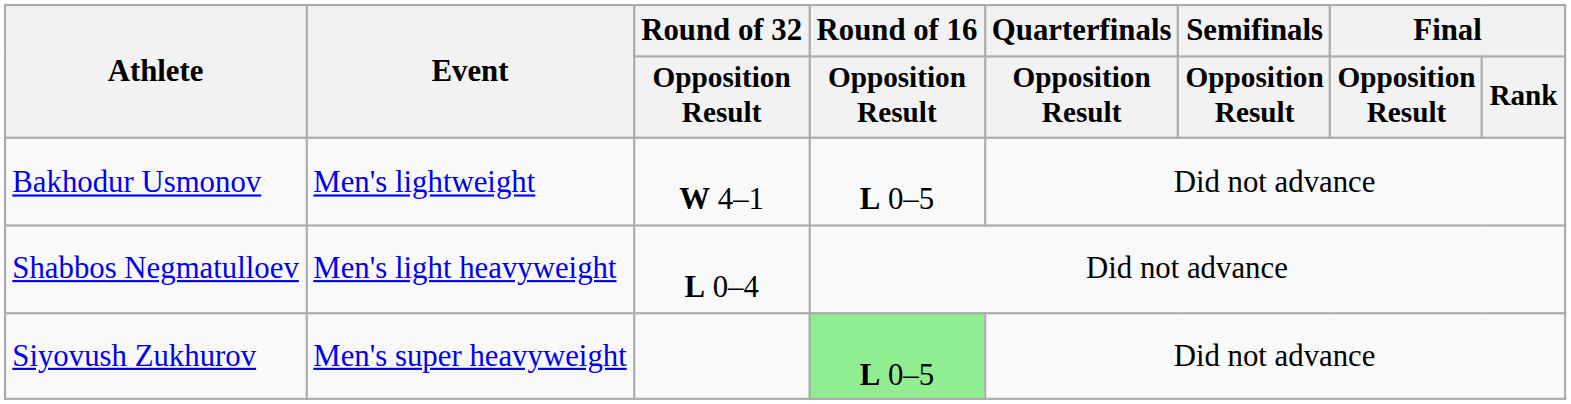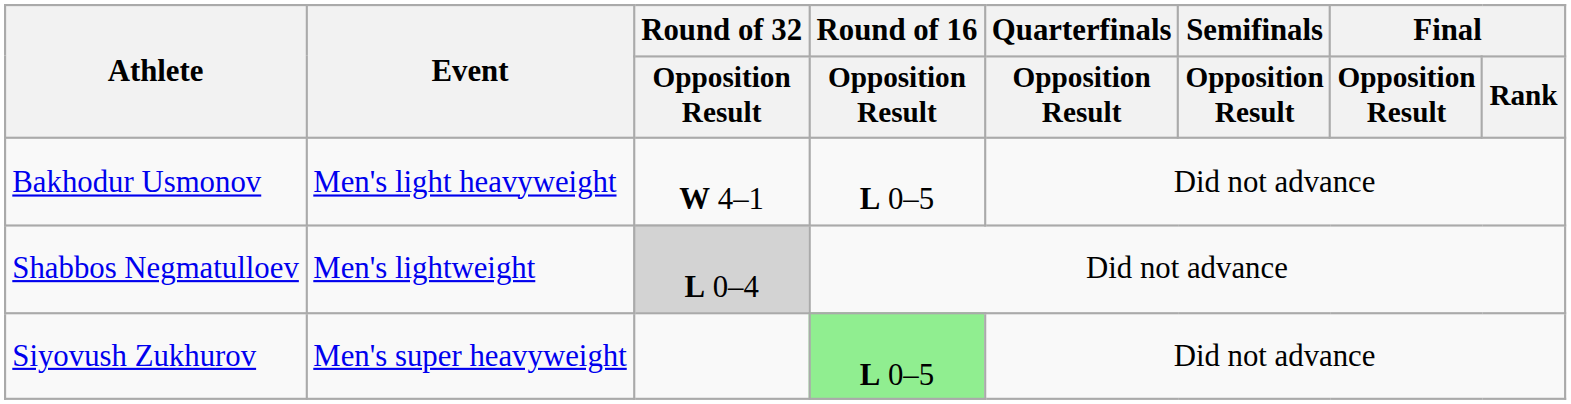(424, 181) Men's lightweight -> (465, 181) Men's light heavyweight
(465, 268) Men's light heavyweight -> (424, 268) Men's lightweight
(722, 287) no background -> (722, 287) lightgrey background
